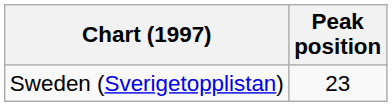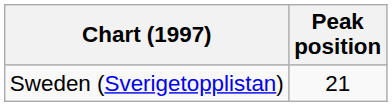(338, 82) 23 -> (338, 82) 21
